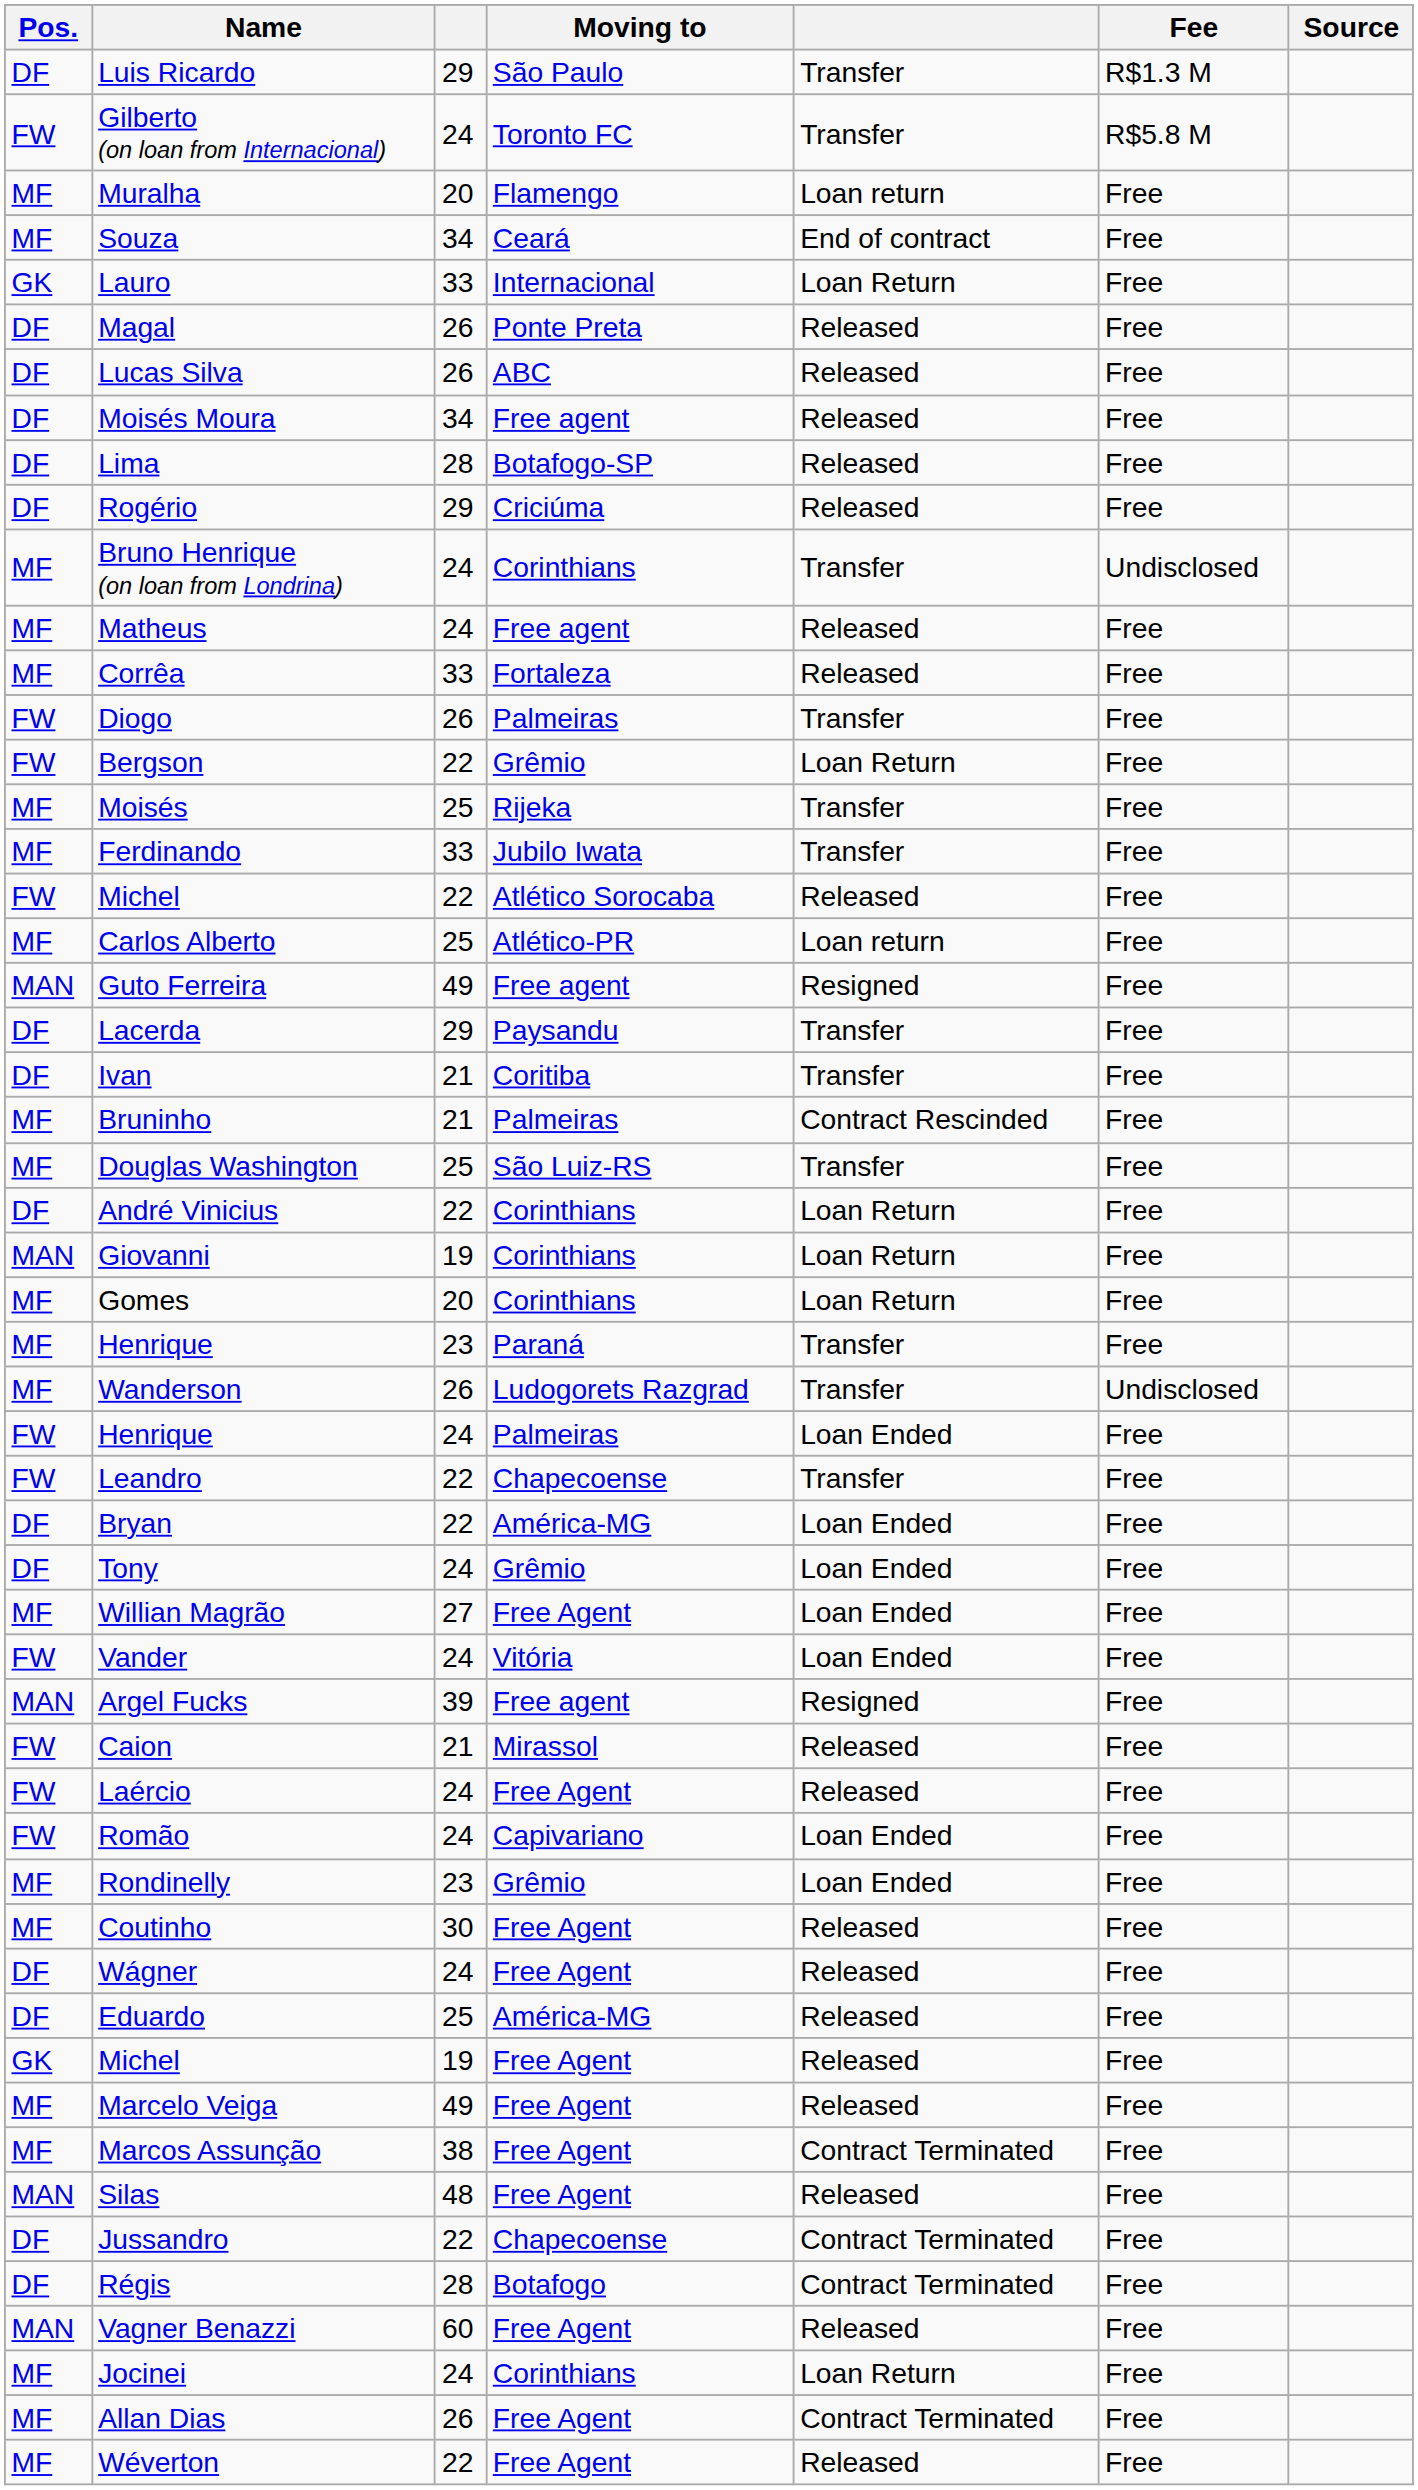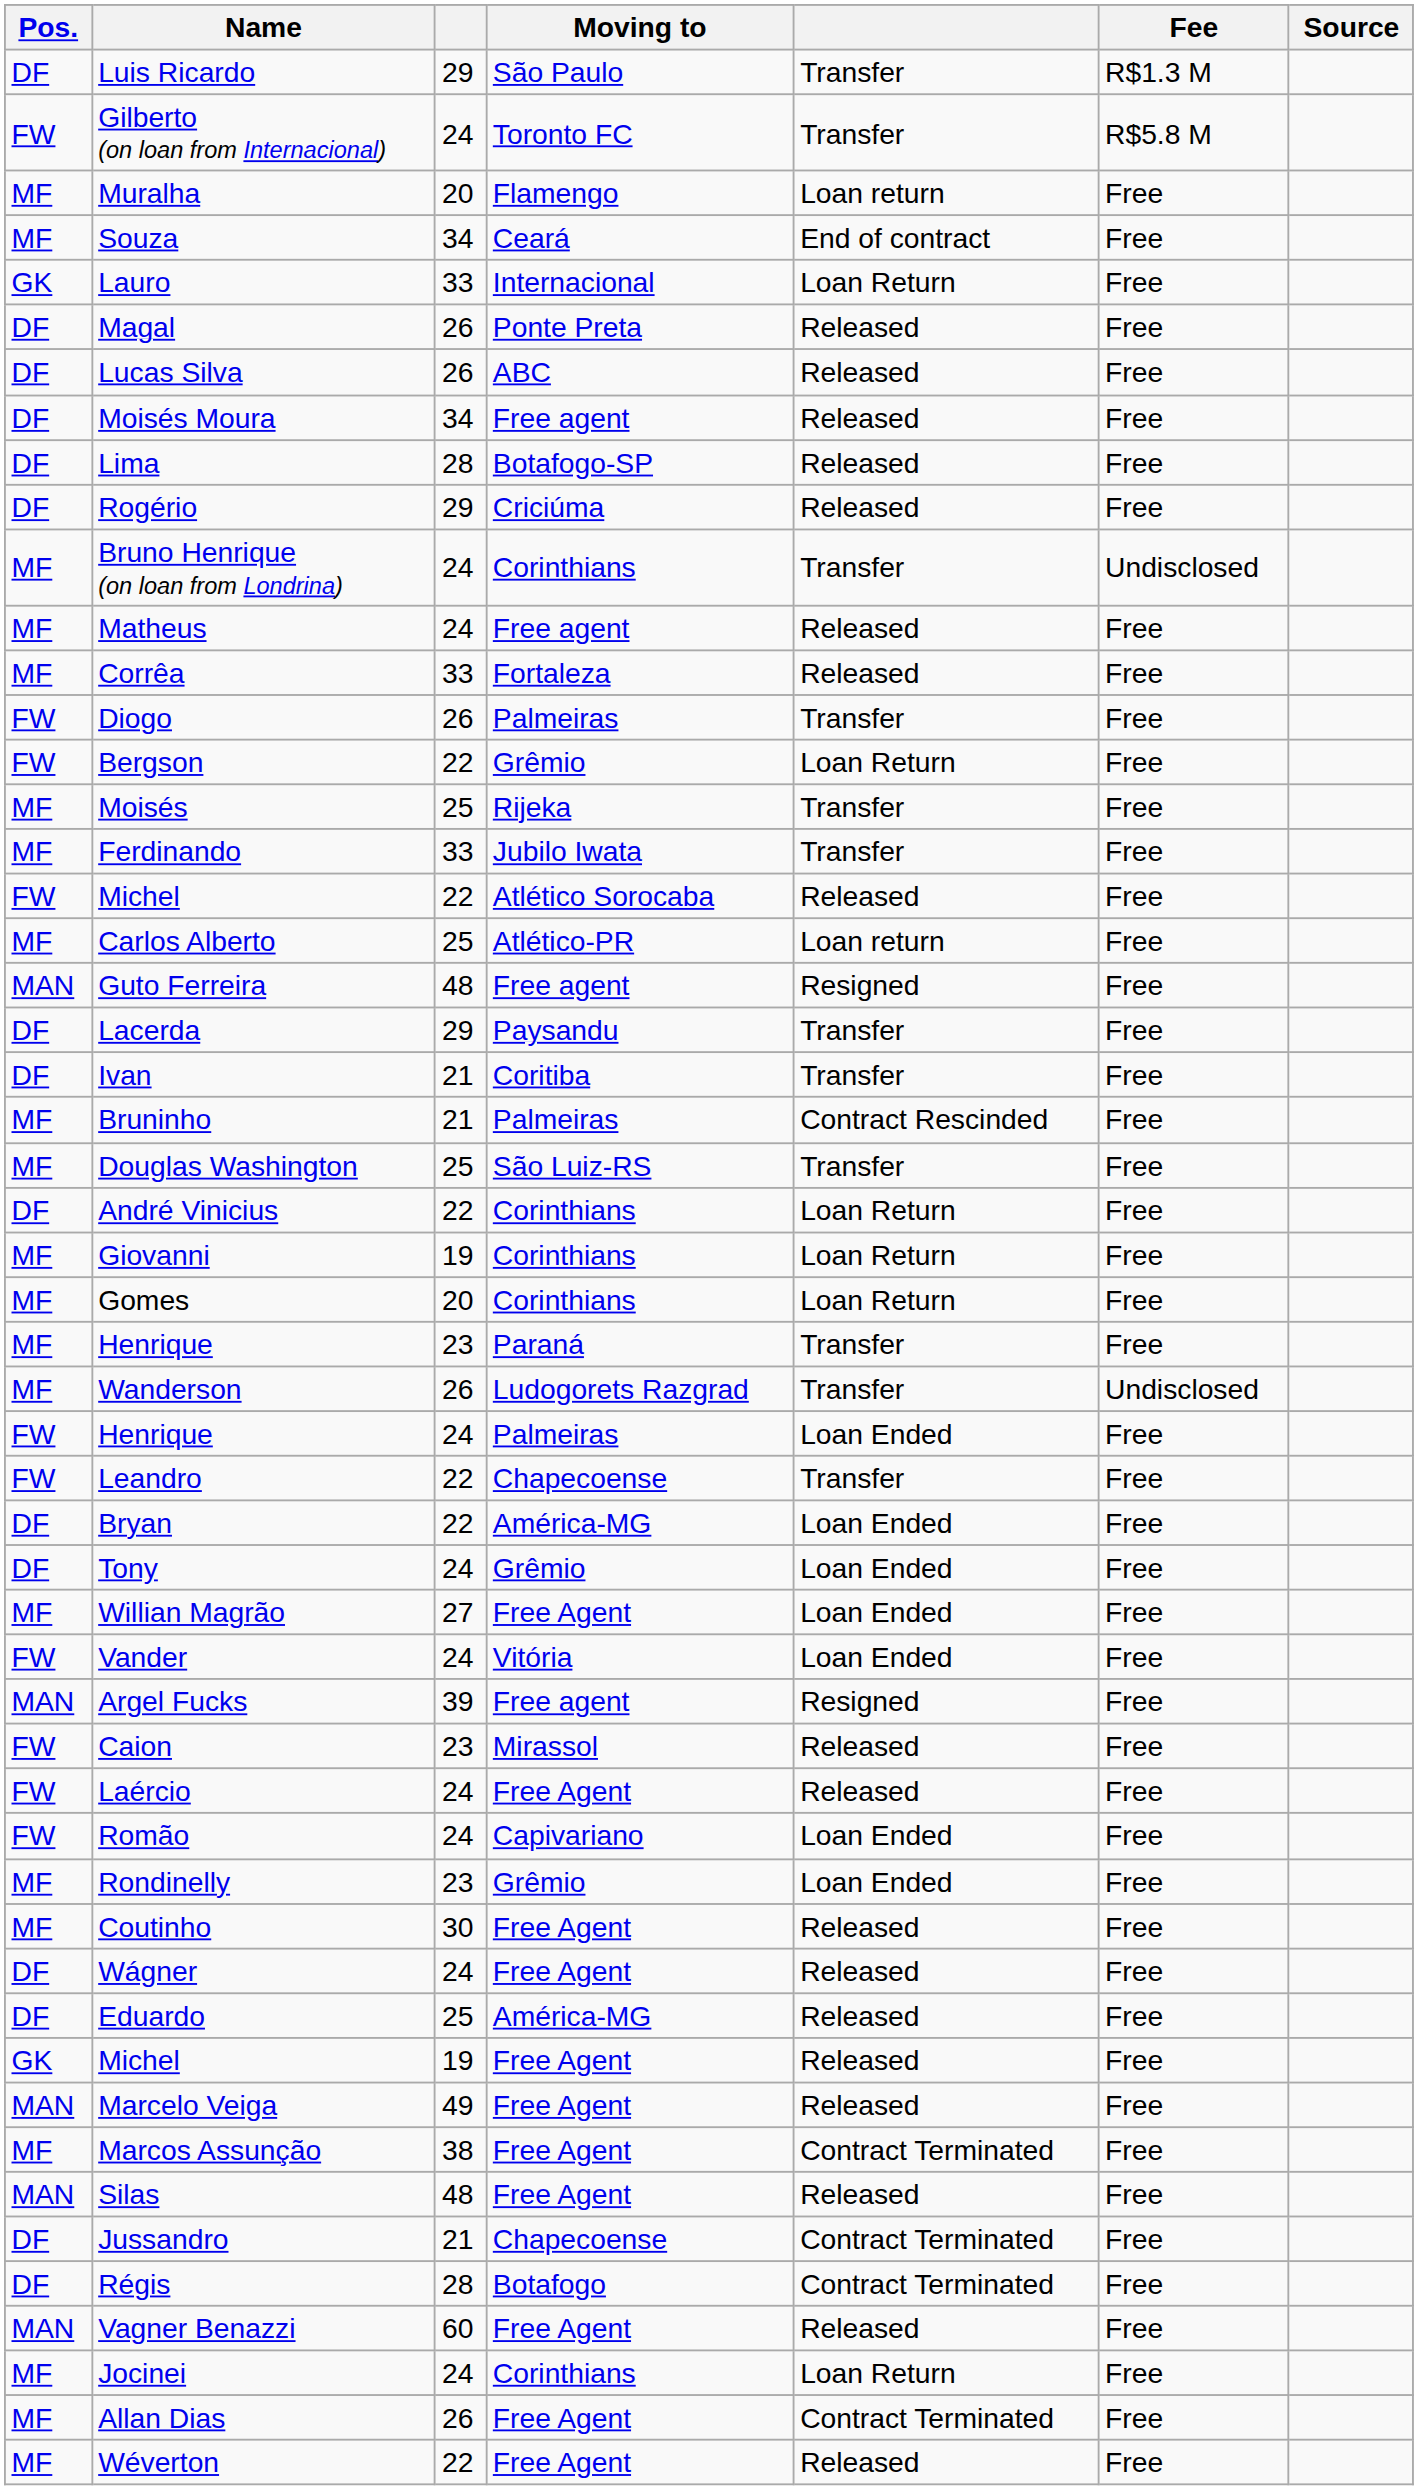(458, 986) 49 -> (458, 986) 48
(43, 1254) MAN -> (32, 1254) MF
(458, 1747) 21 -> (458, 1747) 23
(32, 2105) MF -> (43, 2105) MAN
(458, 2239) 22 -> (458, 2239) 21
